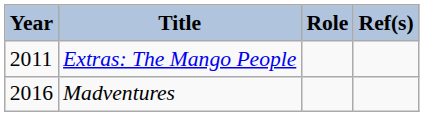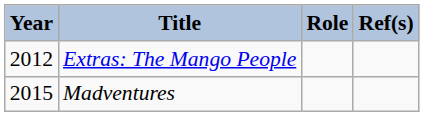(31, 58) 2011 -> (31, 58) 2012
(31, 93) 2016 -> (31, 93) 2015
